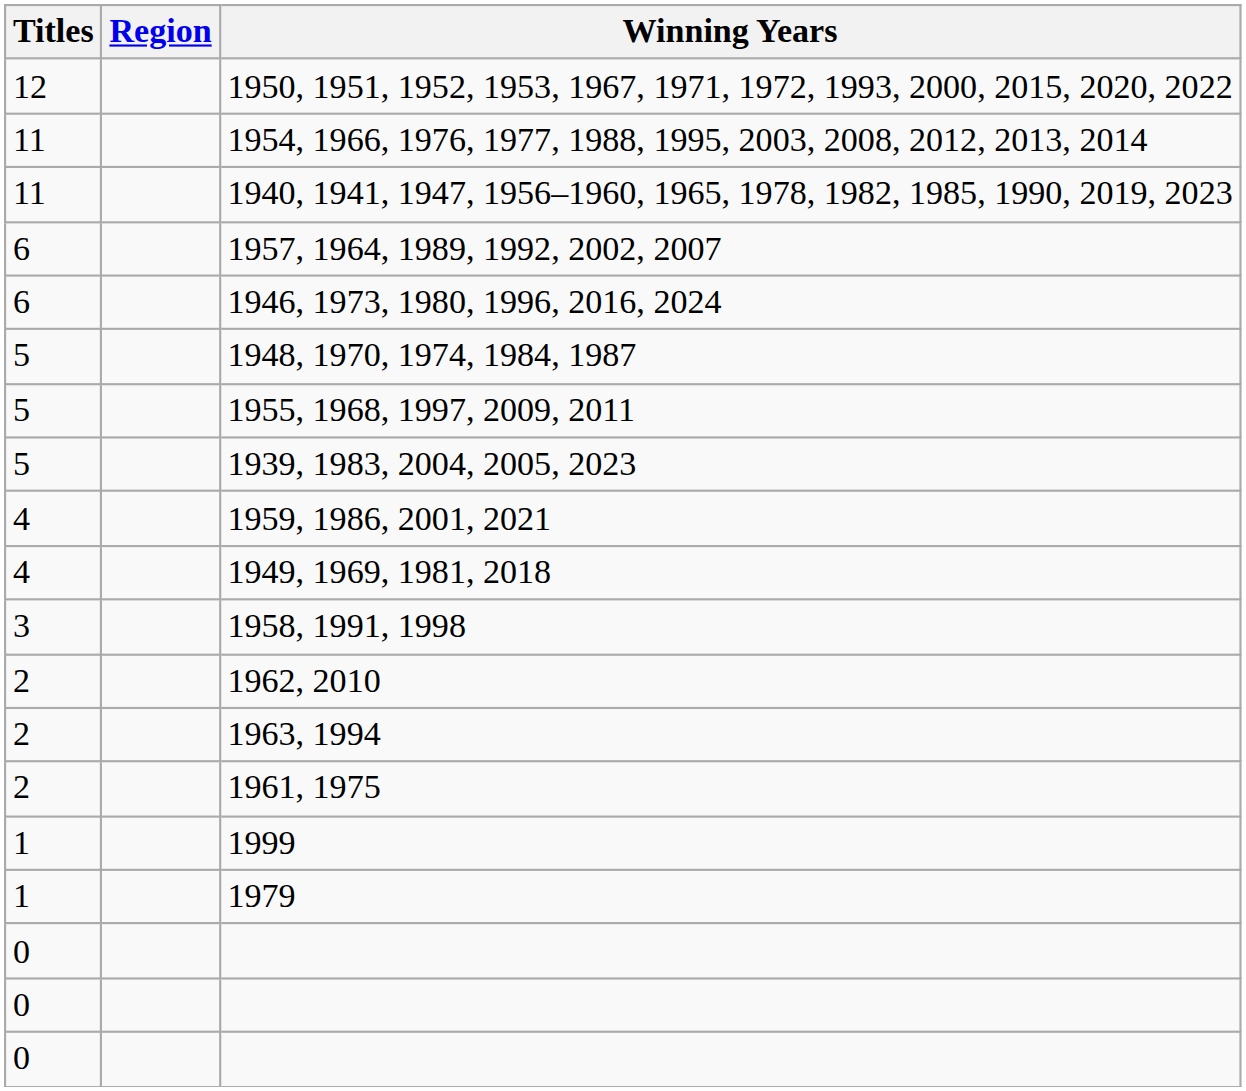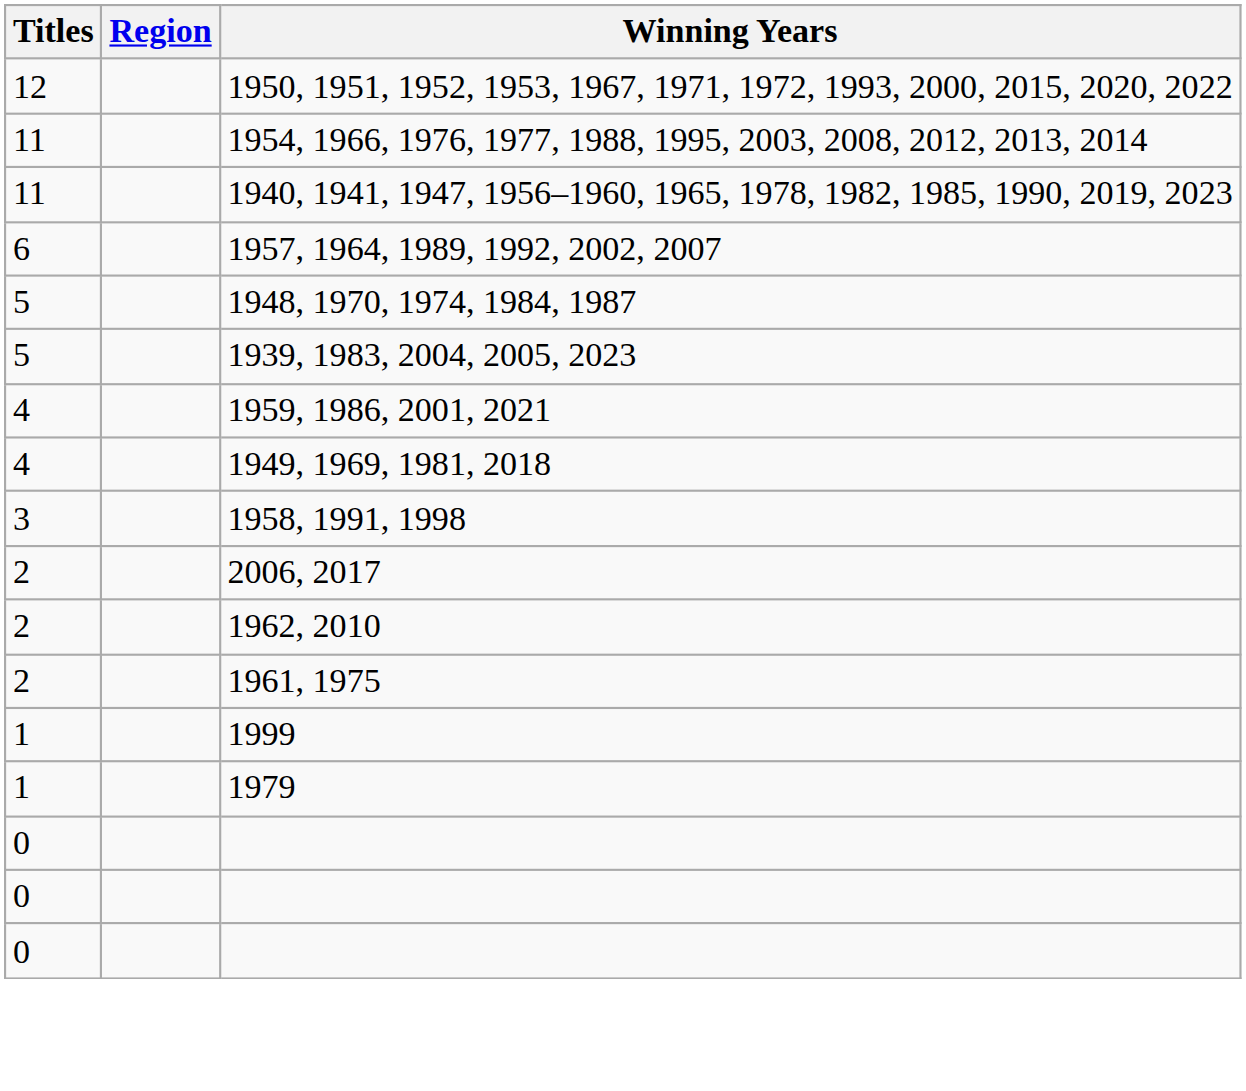- row: (21, 301)
- row: (21, 409)
+ row: (21, 572)
- row: (21, 734)
